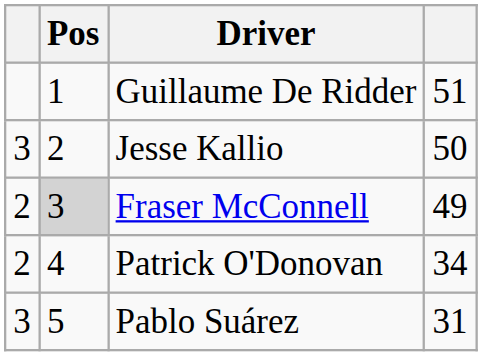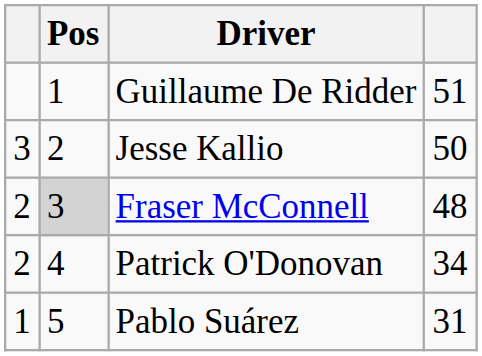(450, 206) 49 -> (450, 206) 48
(22, 321) 3 -> (22, 321) 1
